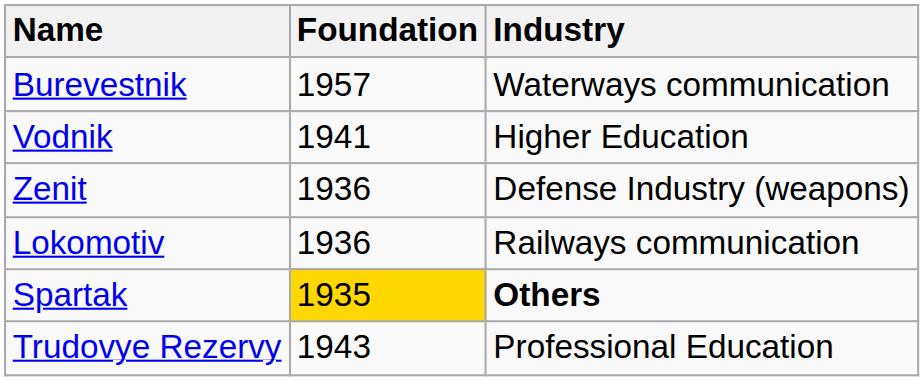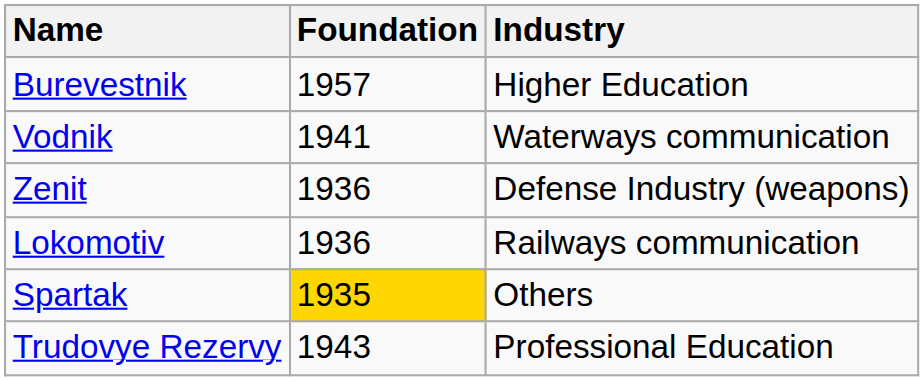(692, 83) Waterways communication -> (621, 83) Higher Education
(621, 136) Higher Education -> (692, 136) Waterways communication
(547, 294) bold -> (543, 294) normal
